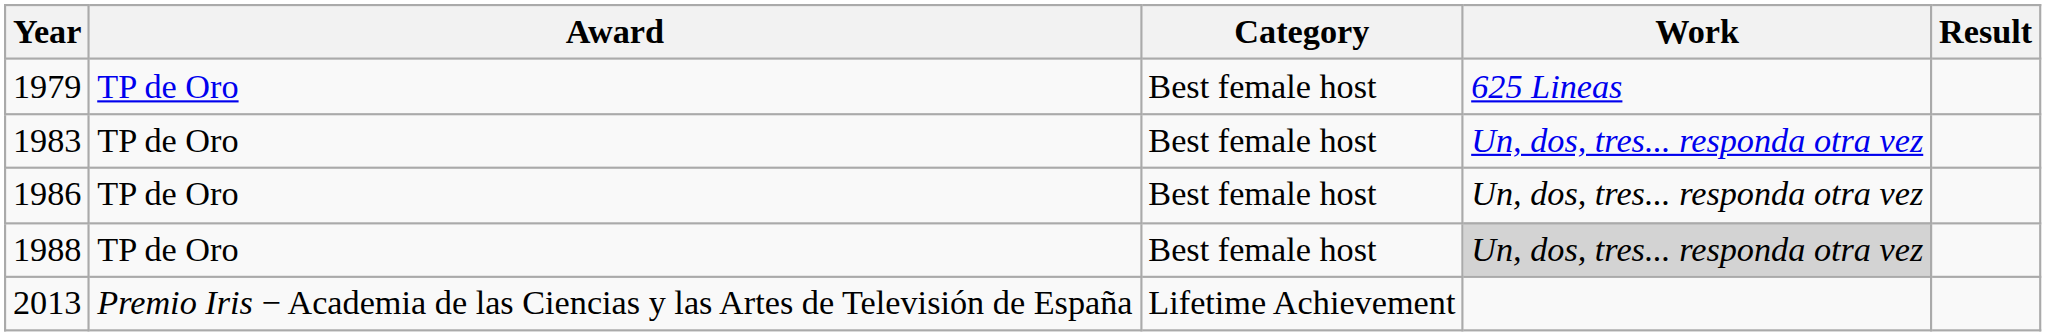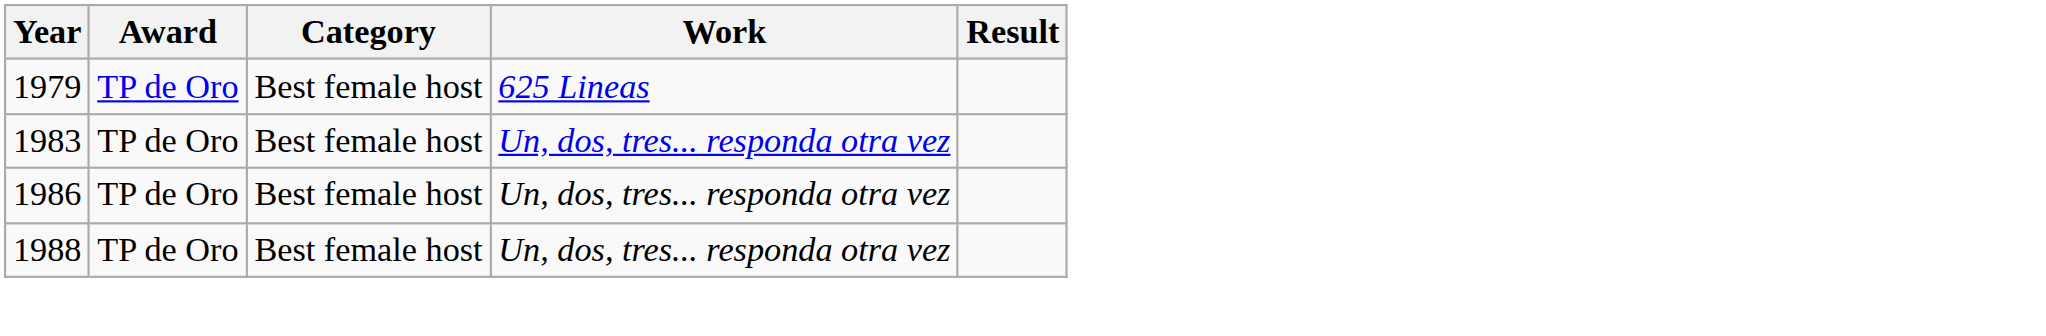(1697, 248) lightgrey background -> (724, 248) no background
- row: (47, 303)
